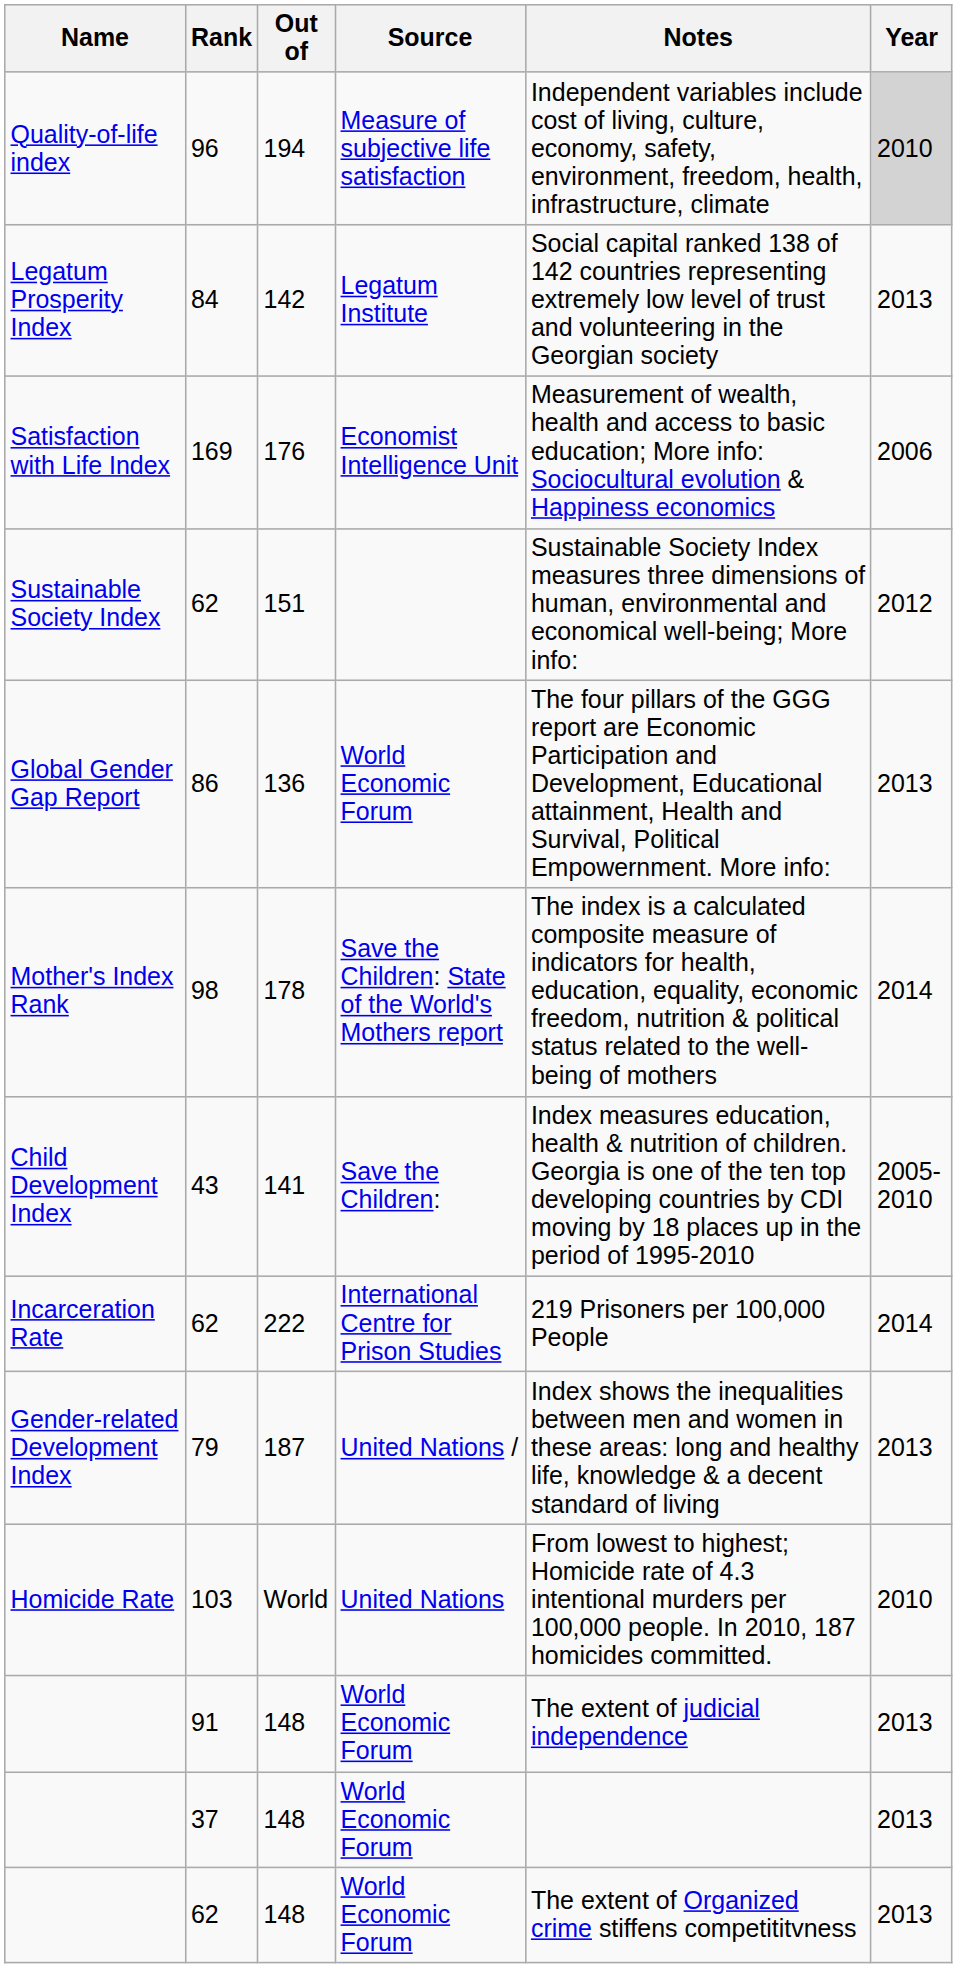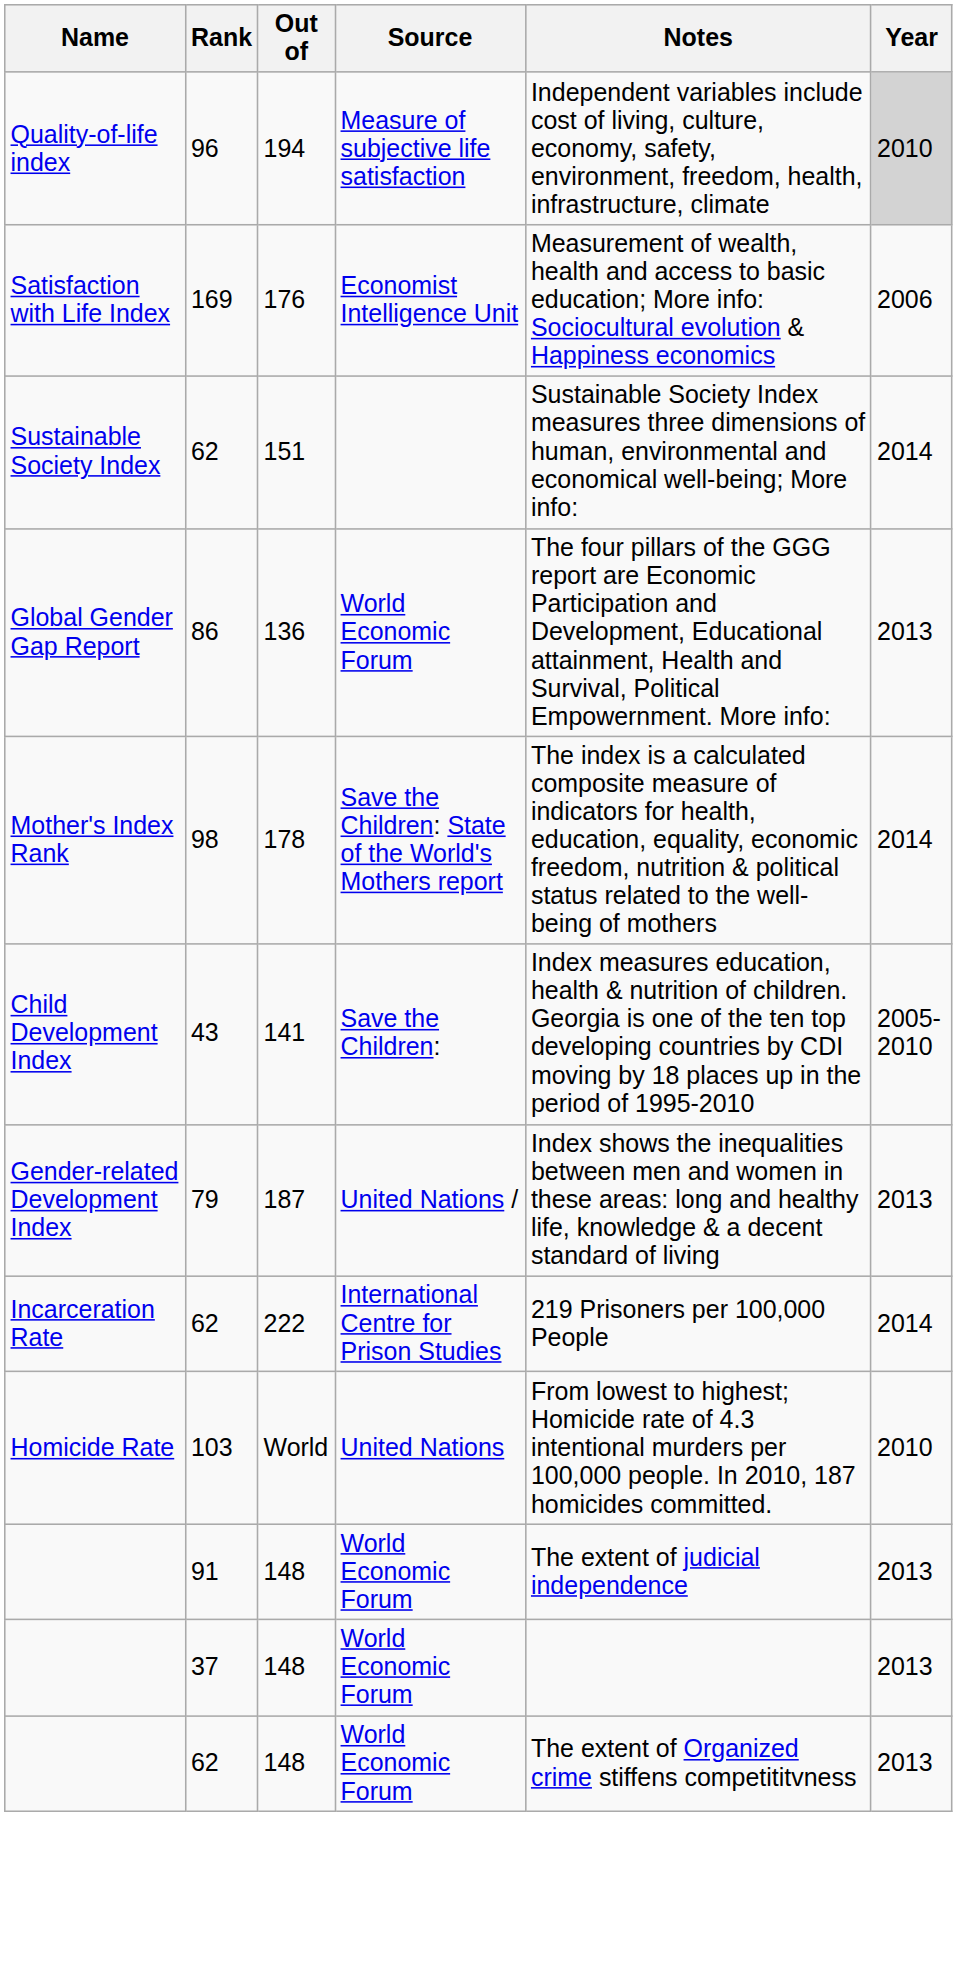- row: (67, 300)
(905, 603) 2012 -> (905, 451) 2014
rows swapped: (94, 1447) <-> (83, 1323)
